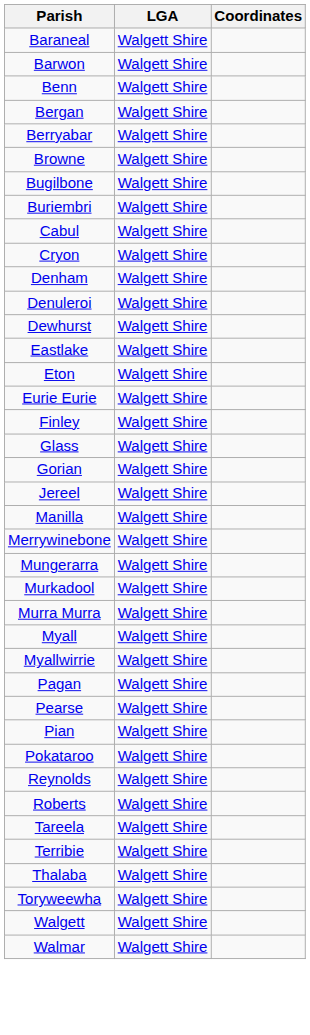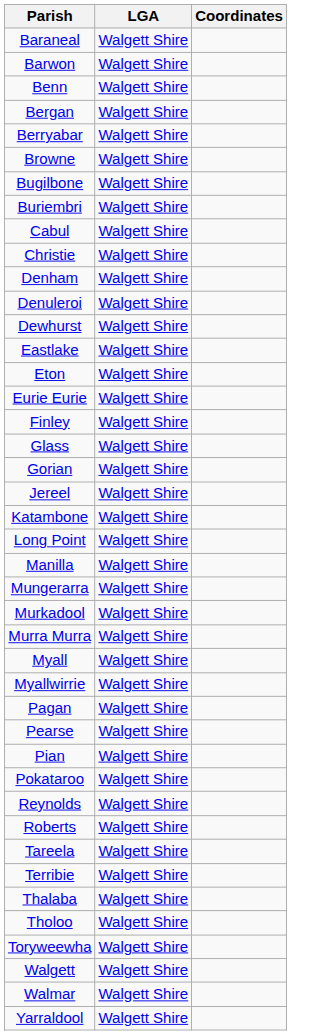+ row: (50, 254)
- row: (59, 254)
+ row: (50, 517)
+ row: (50, 541)
- row: (59, 541)
+ row: (50, 922)
+ row: (50, 1018)
